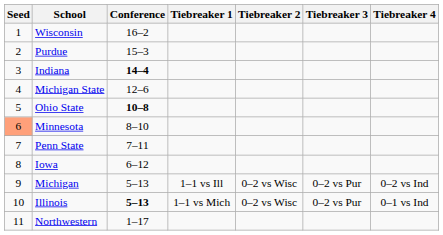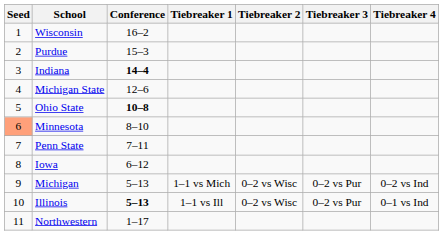(202, 183) 1–1 vs Ill -> (202, 183) 1–1 vs Mich
(202, 202) 1–1 vs Mich -> (202, 202) 1–1 vs Ill
